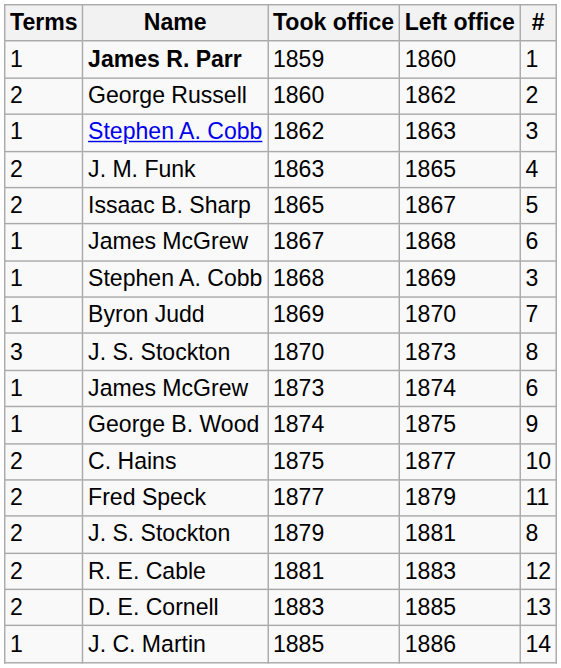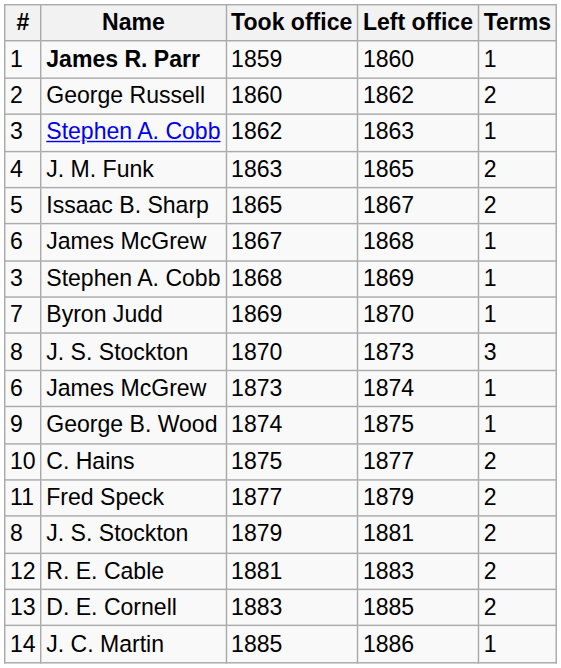columns swapped: (538, 22) <-> (44, 22)
